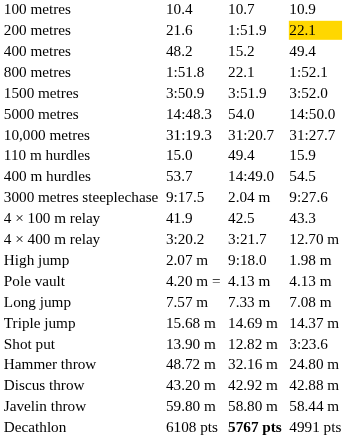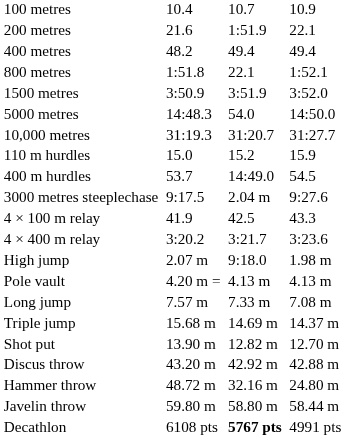(303, 30) gold background -> (303, 30) no background
(241, 51) 15.2 -> (241, 51) 49.4
(241, 155) 49.4 -> (241, 155) 15.2
(314, 239) 12.70 m -> (309, 239) 3:23.6
(309, 343) 3:23.6 -> (314, 343) 12.70 m
rows swapped: (44, 385) <-> (50, 364)
